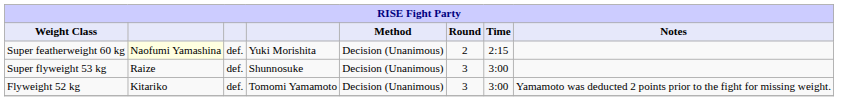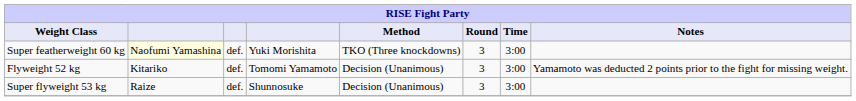(393, 50) Decision (Unanimous) -> (401, 50) TKO (Three knockdowns)
(465, 50) 2 -> (482, 50) 3
(498, 50) 2:15 -> (515, 50) 3:00
rows swapped: (57, 68) <-> (44, 86)
